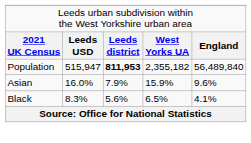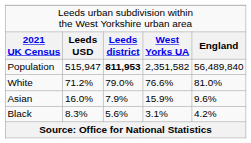(167, 67) 2,355,182 -> (167, 67) 2,351,582
+ row: (20, 82)
(157, 98) 6.5% -> (157, 114) 3.1%
(205, 98) 4.1% -> (205, 114) 4.2%
